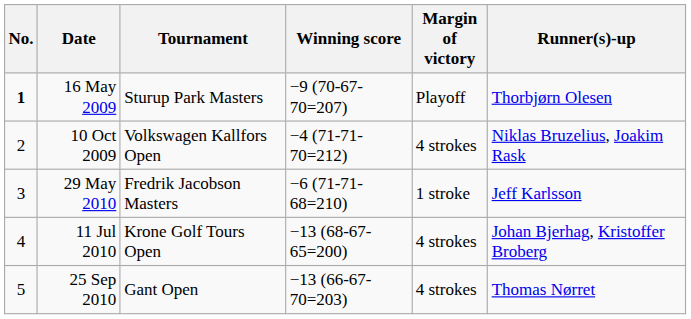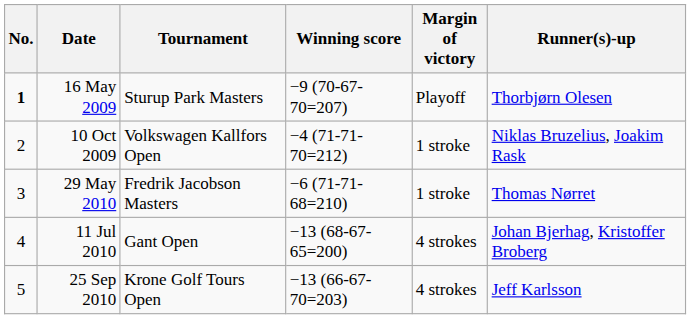(446, 145) 4 strokes -> (443, 145) 1 stroke
(537, 193) Jeff Karlsson -> (543, 193) Thomas Nørret
(184, 241) Krone Golf Tours Open -> (161, 241) Gant Open
(161, 290) Gant Open -> (184, 290) Krone Golf Tours Open
(543, 290) Thomas Nørret -> (537, 290) Jeff Karlsson
